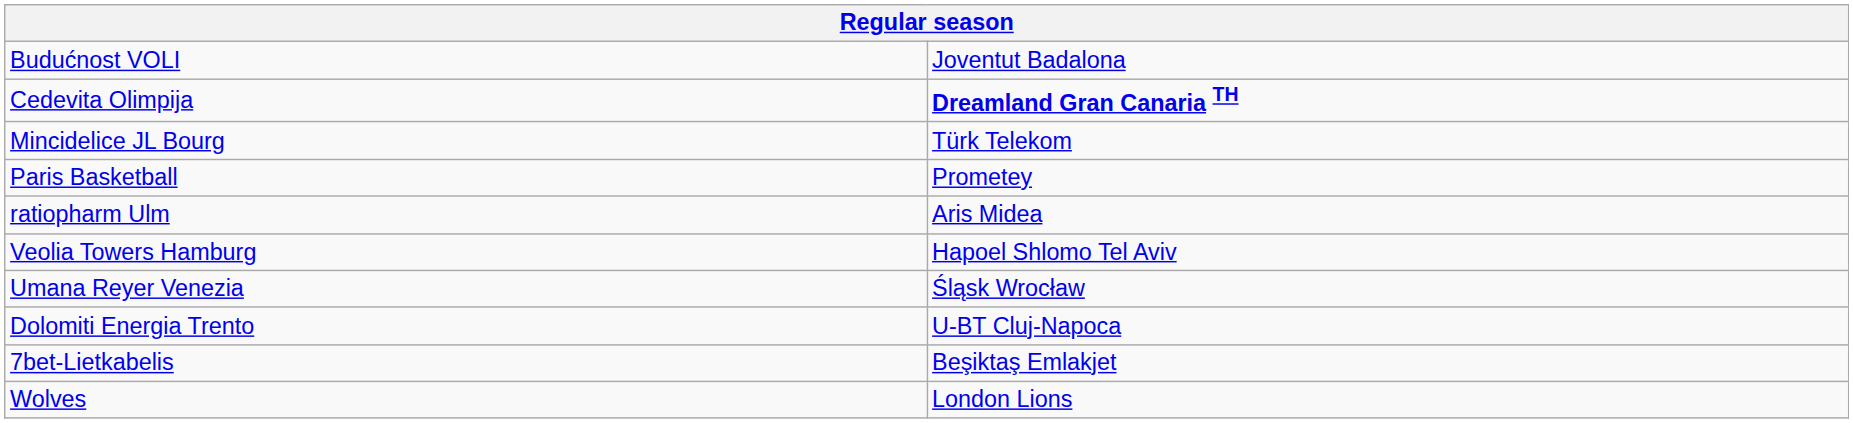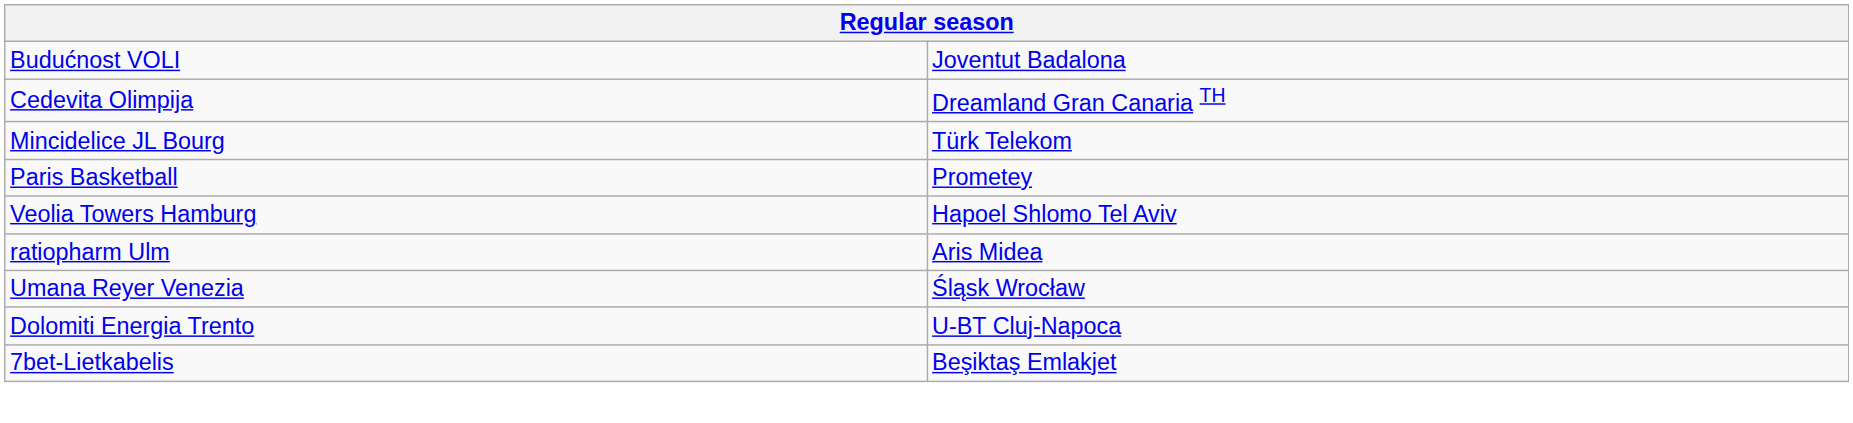(1085, 100) bold -> (1079, 100) normal
rows swapped: (90, 214) <-> (133, 251)
- row: (48, 399)
